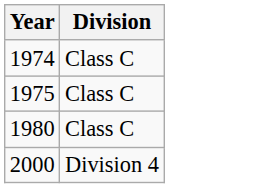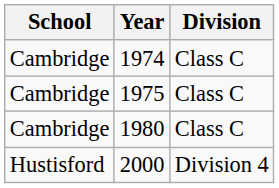+ column: (60, 22)
